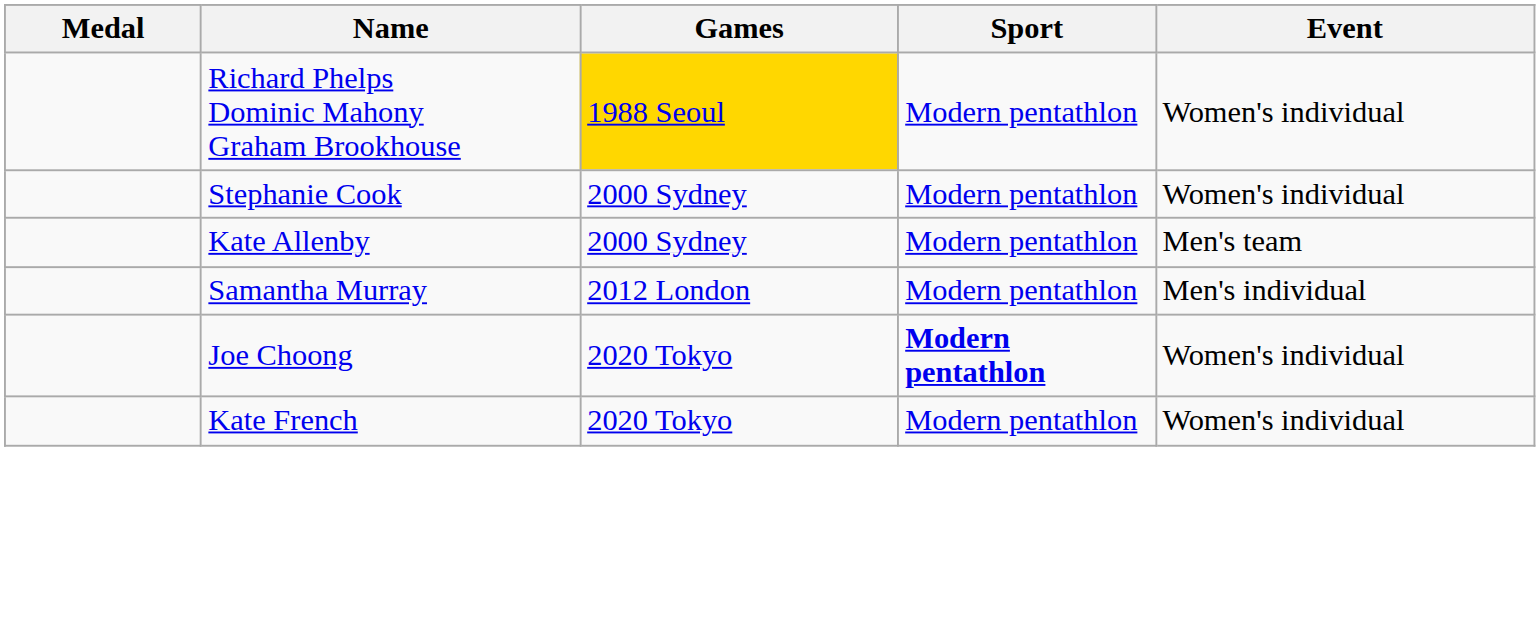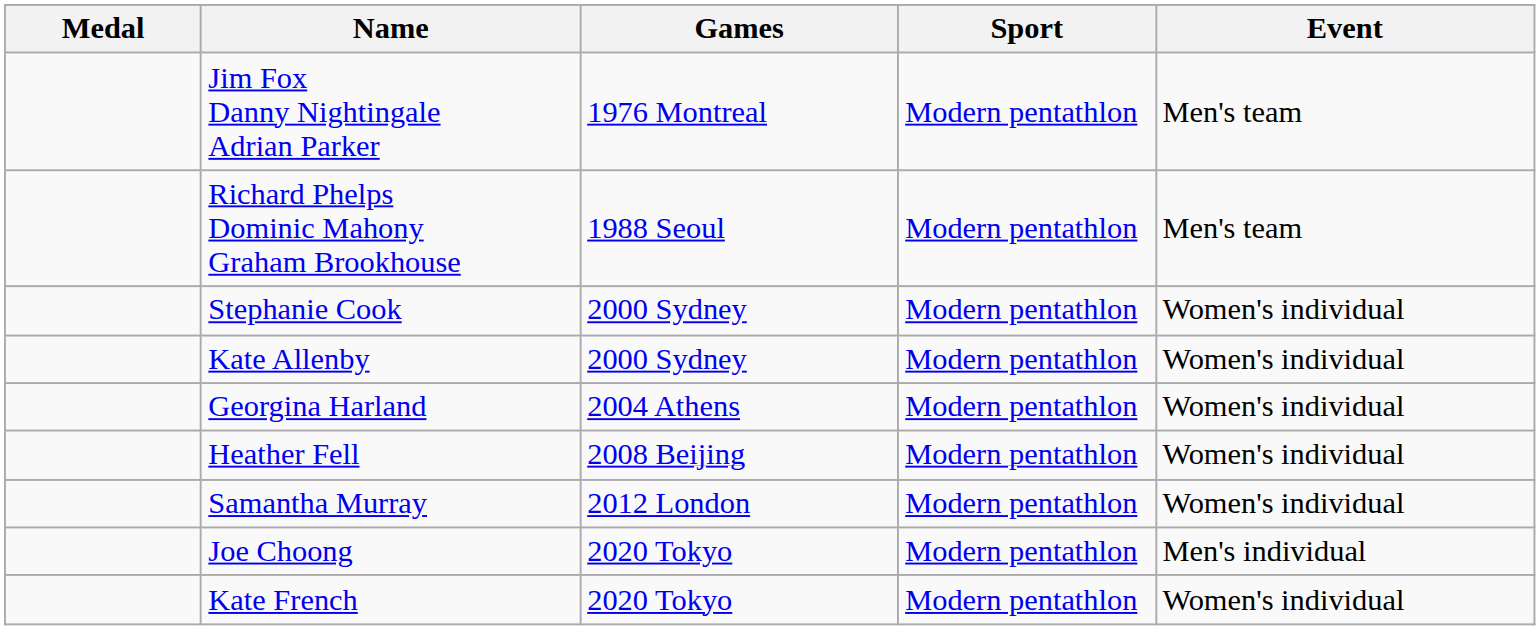+ row: (324, 111)
(656, 111) gold background -> (656, 227) no background
(1283, 111) Women's individual -> (1232, 227) Men's team
(1232, 241) Men's team -> (1283, 358) Women's individual
+ row: (317, 406)
+ row: (284, 454)
(1264, 289) Men's individual -> (1283, 502) Women's individual
(975, 355) bold -> (1021, 551) normal
(1283, 355) Women's individual -> (1264, 551) Men's individual
